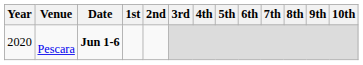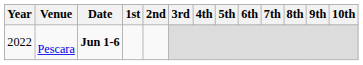(20, 42) 2020 -> (20, 42) 2022
